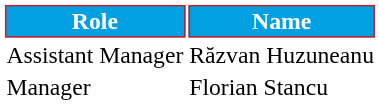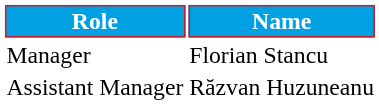rows swapped: (49, 87) <-> (95, 55)
